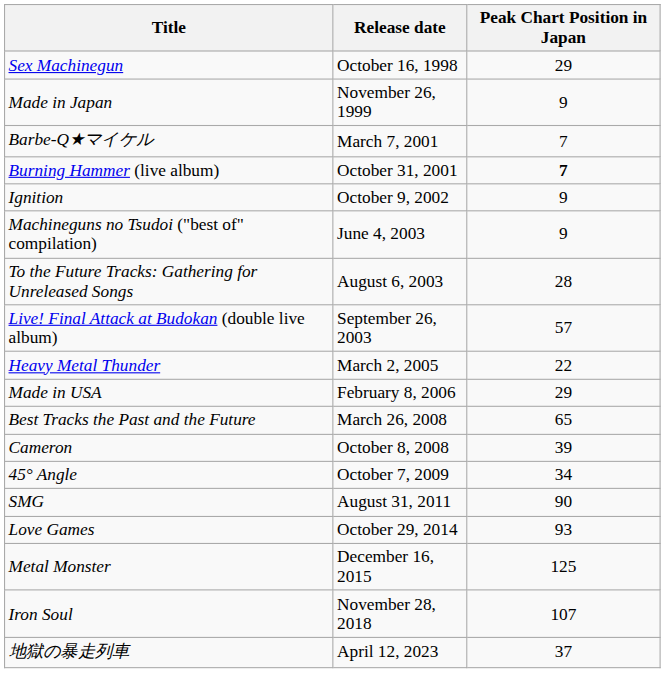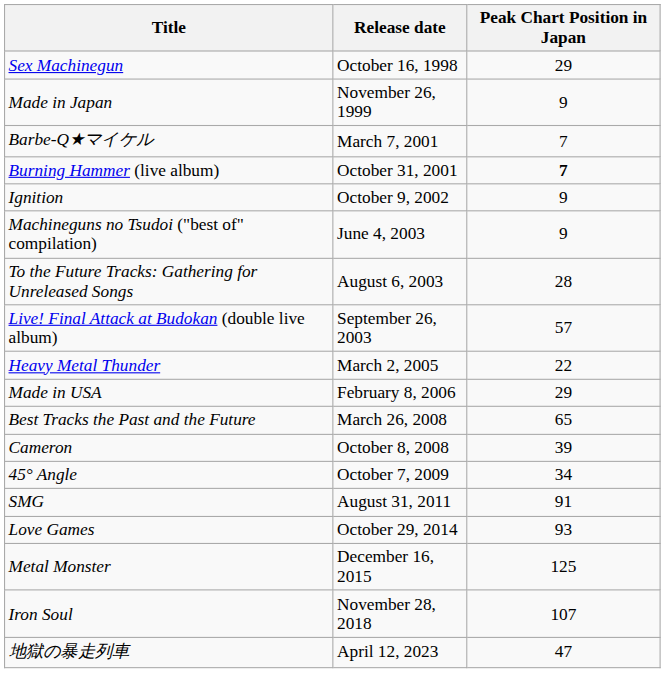(563, 502) 90 -> (563, 502) 91
(563, 652) 37 -> (563, 652) 47
